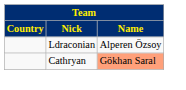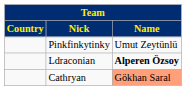+ row: (79, 45)
(131, 45) normal -> (147, 61) bold
